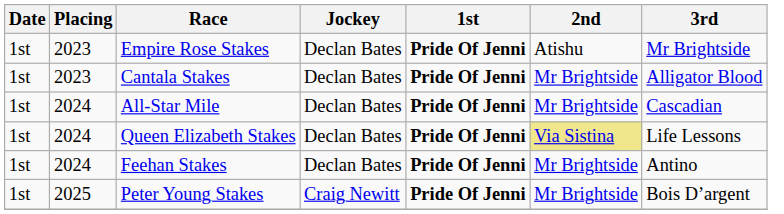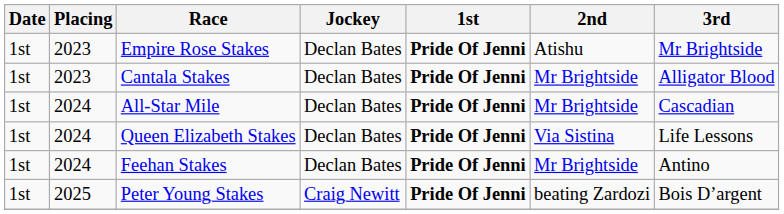(574, 135) khaki background -> (574, 135) no background
(586, 194) Mr Brightside -> (592, 194) beating Zardozi
